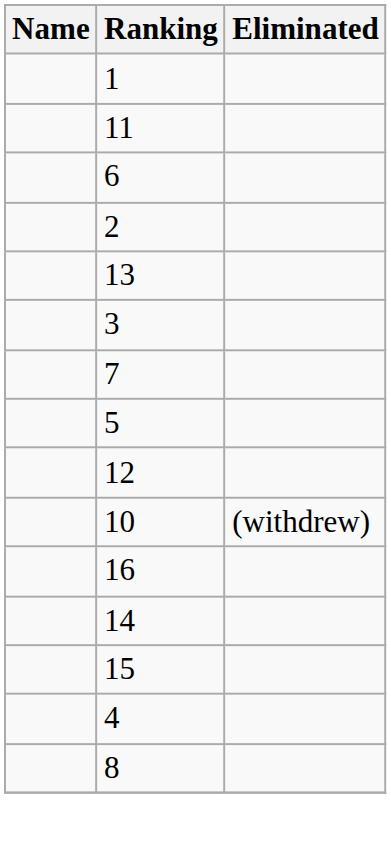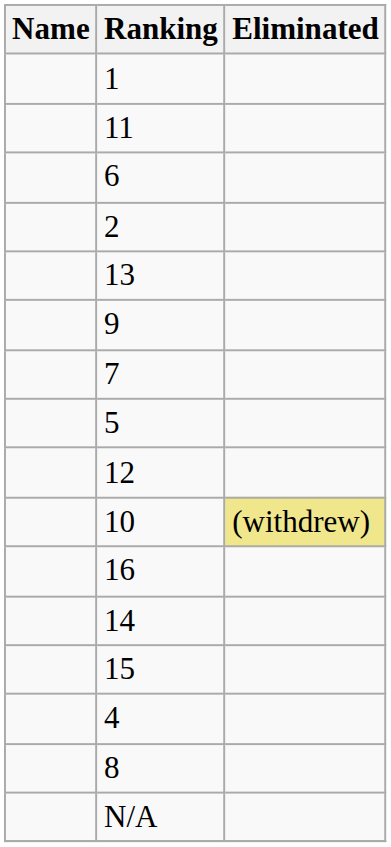+ row: (112, 324)
- row: (112, 324)
(301, 521) no background -> (301, 521) khaki background
+ row: (131, 816)
